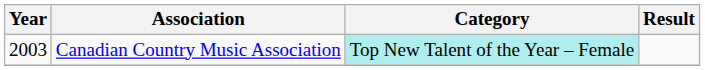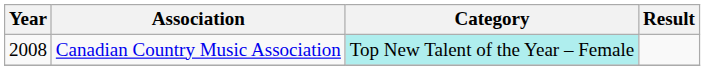(28, 49) 2003 -> (28, 49) 2008
